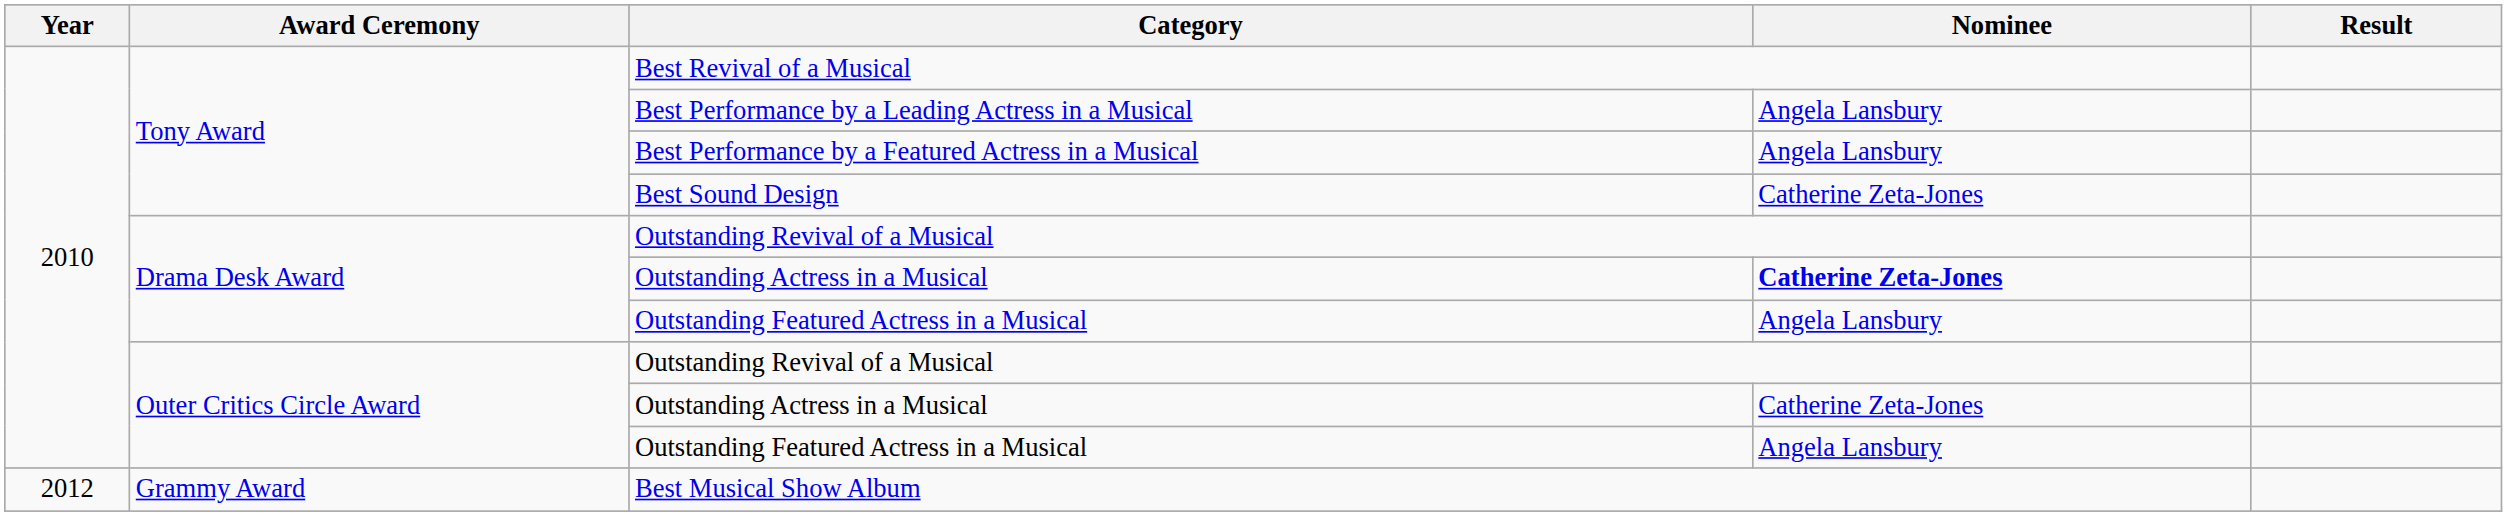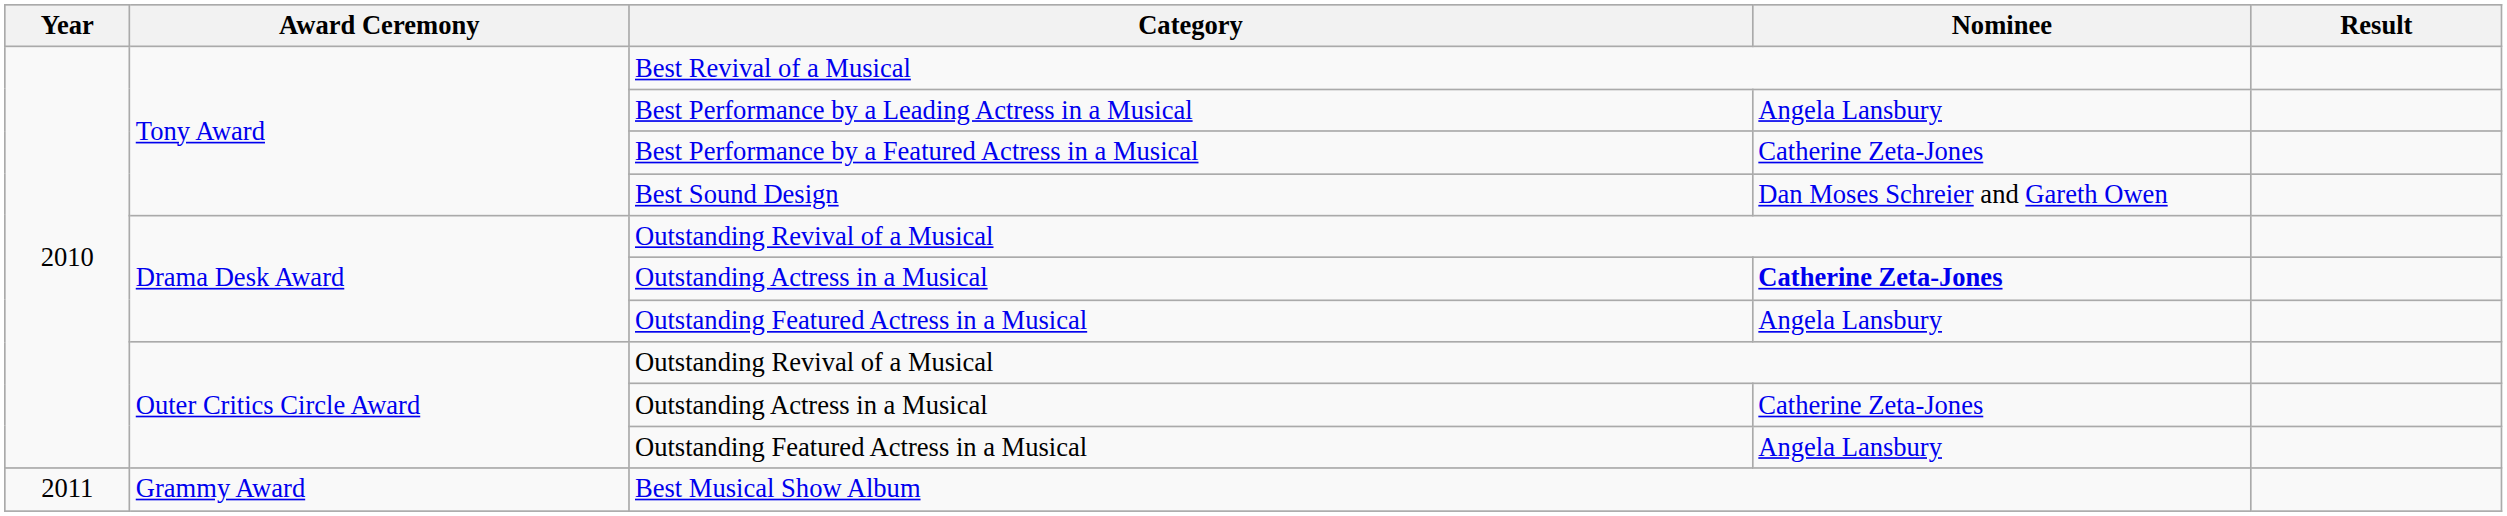(1850, 151) Angela Lansbury -> (1871, 151) Catherine Zeta-Jones
(1871, 194) Catherine Zeta-Jones -> (1963, 194) Dan Moses Schreier and Gareth Owen
(67, 488) 2012 -> (67, 488) 2011
